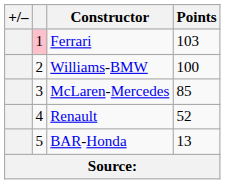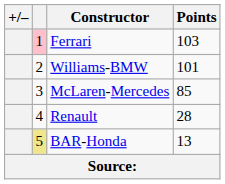(188, 66) 100 -> (188, 66) 101
(184, 116) 52 -> (184, 116) 28
(39, 141) no background -> (39, 141) khaki background
